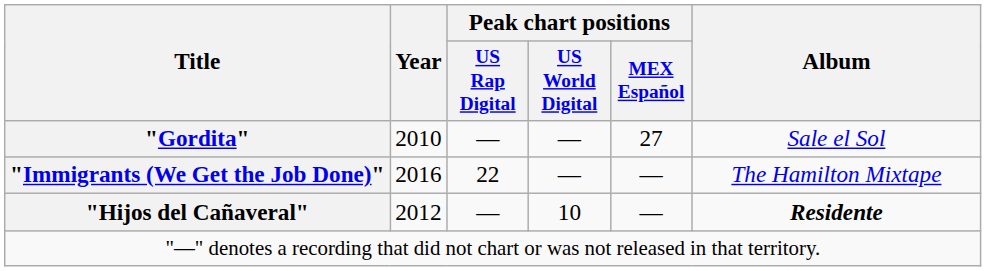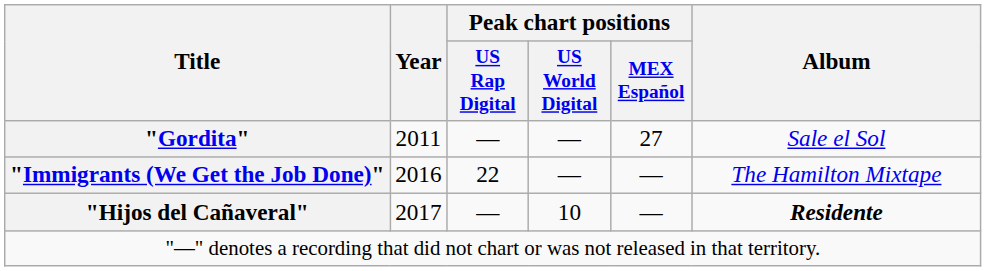(418, 138) 2010 -> (418, 138) 2011
(418, 212) 2012 -> (418, 212) 2017
